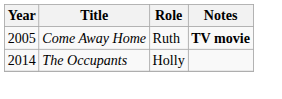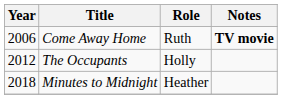(22, 37) 2005 -> (22, 37) 2006
(22, 60) 2014 -> (22, 60) 2012
+ row: (100, 82)
